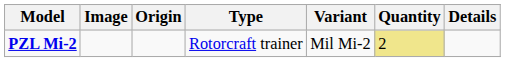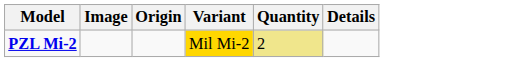- column: (246, 17)
(340, 43) no background -> (219, 43) gold background
